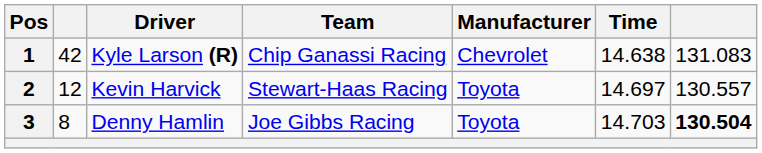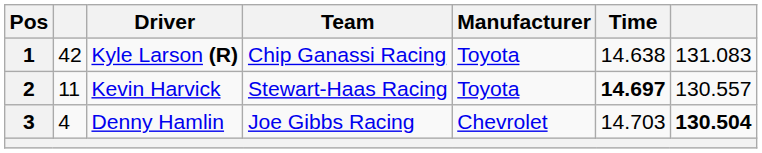(502, 55) Chevrolet -> (488, 55) Toyota
(70, 88) 12 -> (69, 88) 11
(633, 88) normal -> (633, 88) bold
(64, 122) 8 -> (64, 122) 4
(488, 122) Toyota -> (502, 122) Chevrolet
